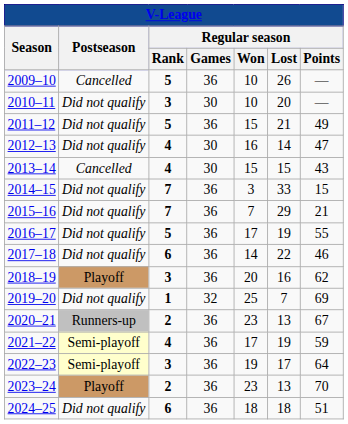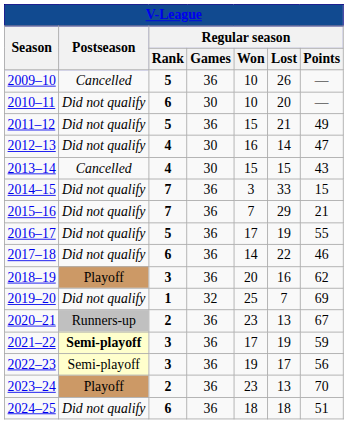(168, 102) 3 -> (168, 102) 6
(104, 342) normal -> (104, 342) bold
(168, 342) 4 -> (168, 342) 3
(322, 364) 64 -> (322, 364) 56
